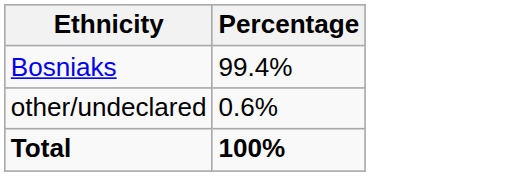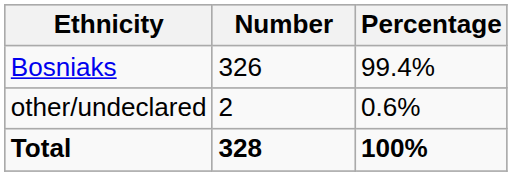+ column: (284, 25)
